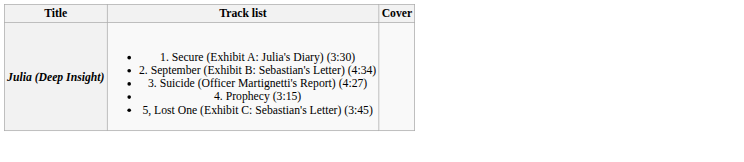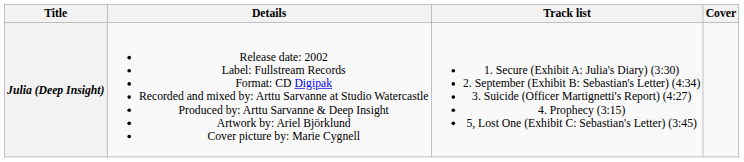+ column: (269, 13)
